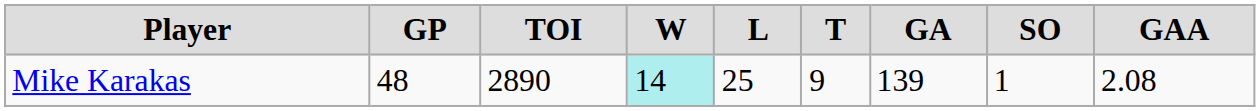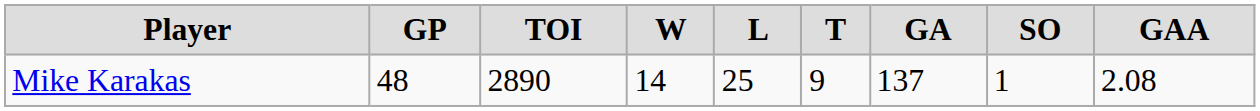(650, 79) paleturquoise background -> (650, 79) no background
(900, 79) 139 -> (900, 79) 137
